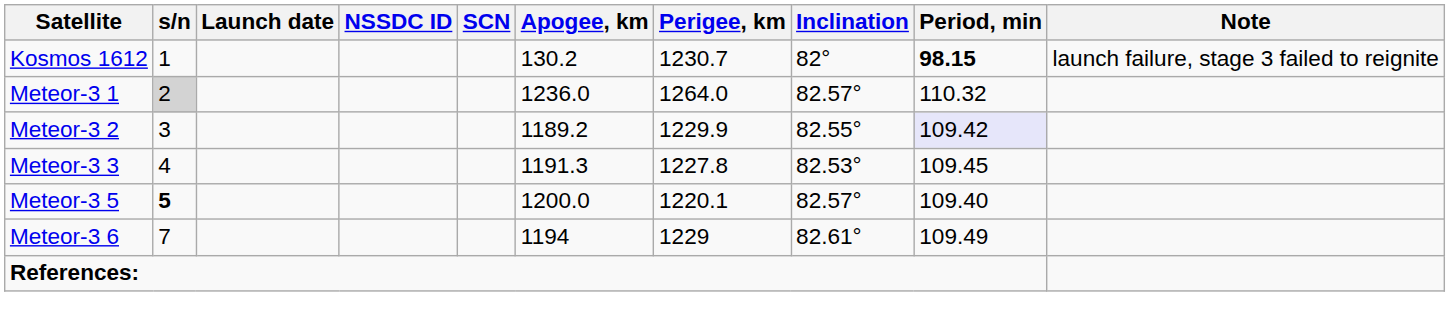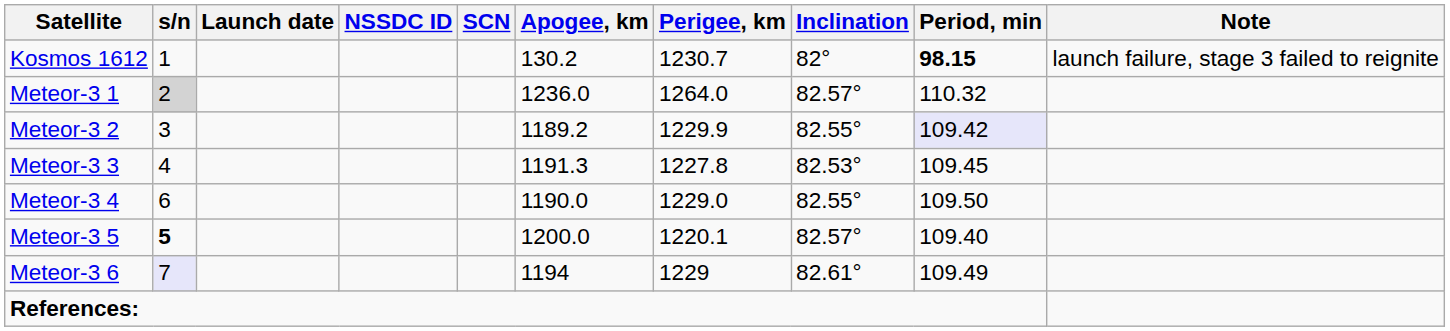+ row: (64, 201)
(165, 237) no background -> (165, 272) lavender background
